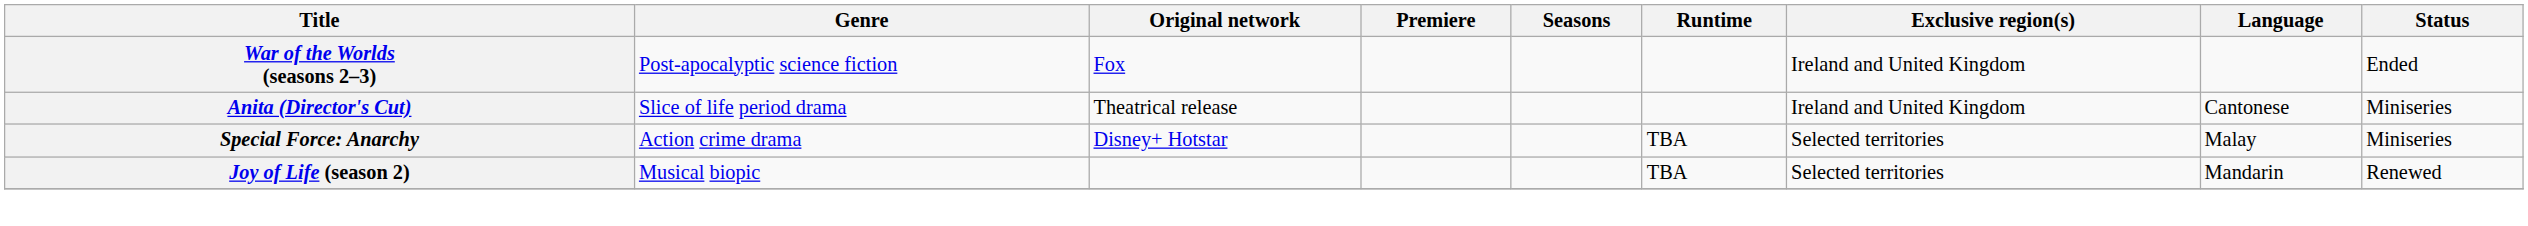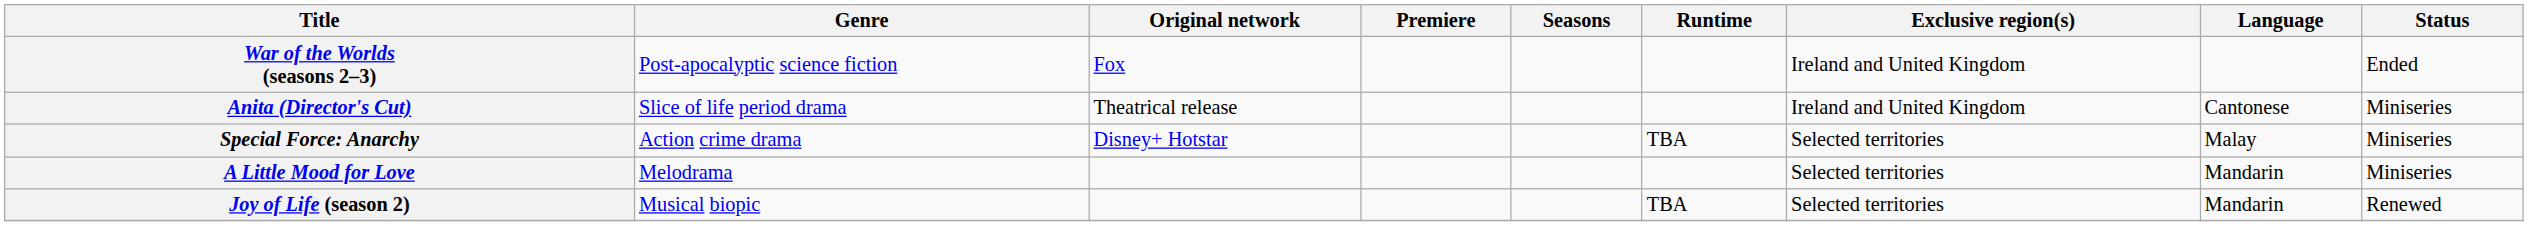+ row: (319, 172)
